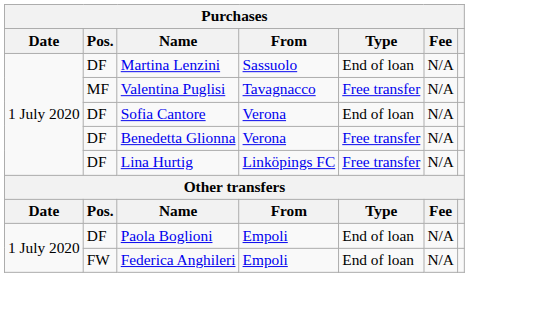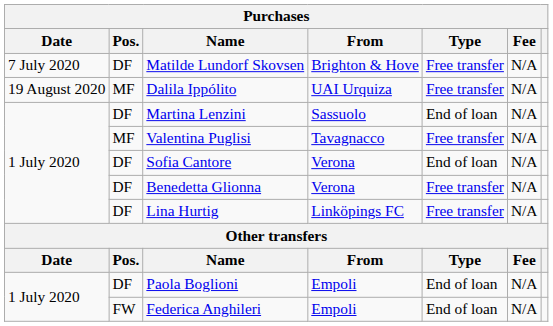+ row: (225, 65)
+ row: (191, 89)
